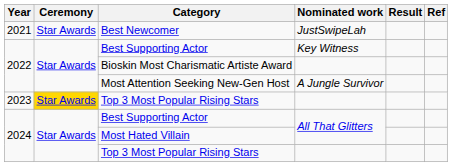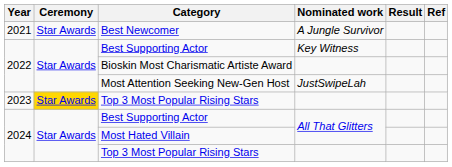(332, 30) JustSwipeLah -> (340, 30) A Jungle Survivor
(340, 83) A Jungle Survivor -> (332, 83) JustSwipeLah
